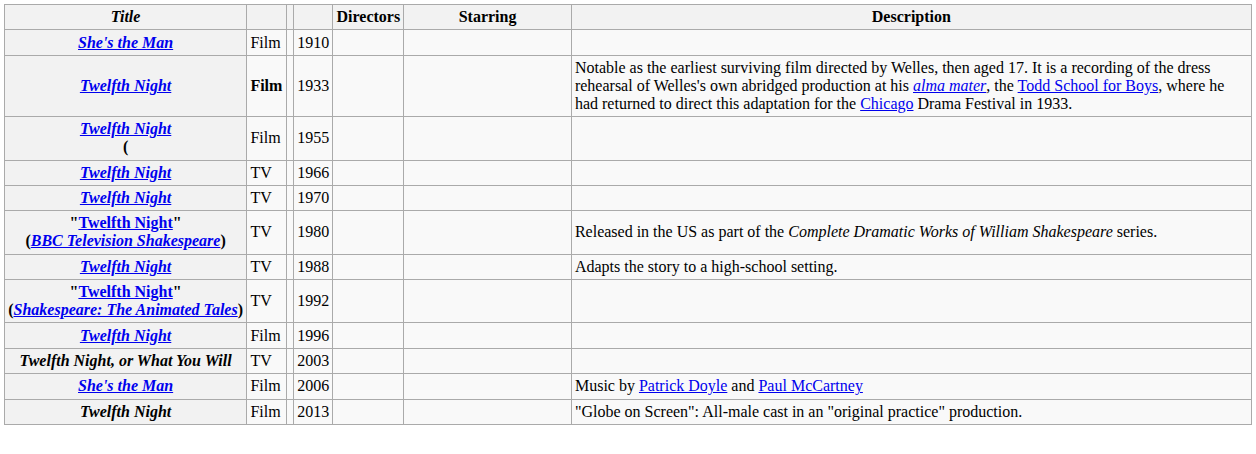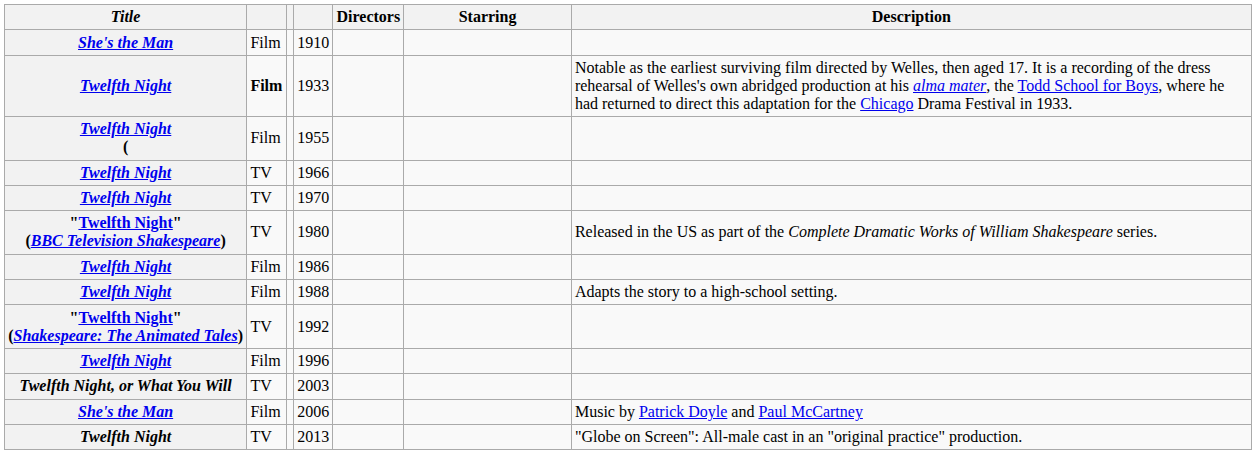+ row: (313, 266)
(261, 266) TV -> (265, 292) Film
(265, 411) Film -> (261, 437) TV
